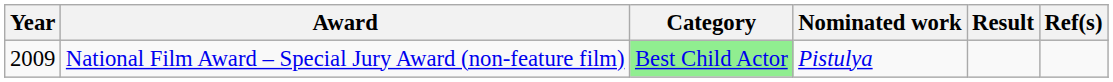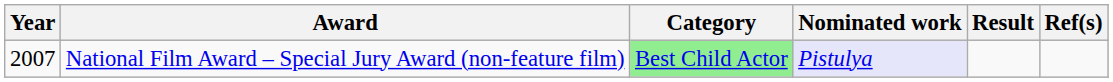(33, 58) 2009 -> (33, 58) 2007
(835, 58) no background -> (835, 58) lavender background
